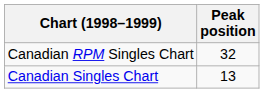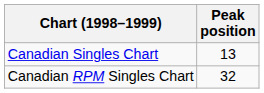rows swapped: (101, 54) <-> (83, 76)
